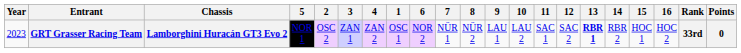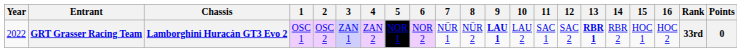columns swapped: (398, 12) <-> (302, 12)
(16, 33) 2023 -> (16, 33) 2022
(497, 33) normal -> (497, 33) bold
